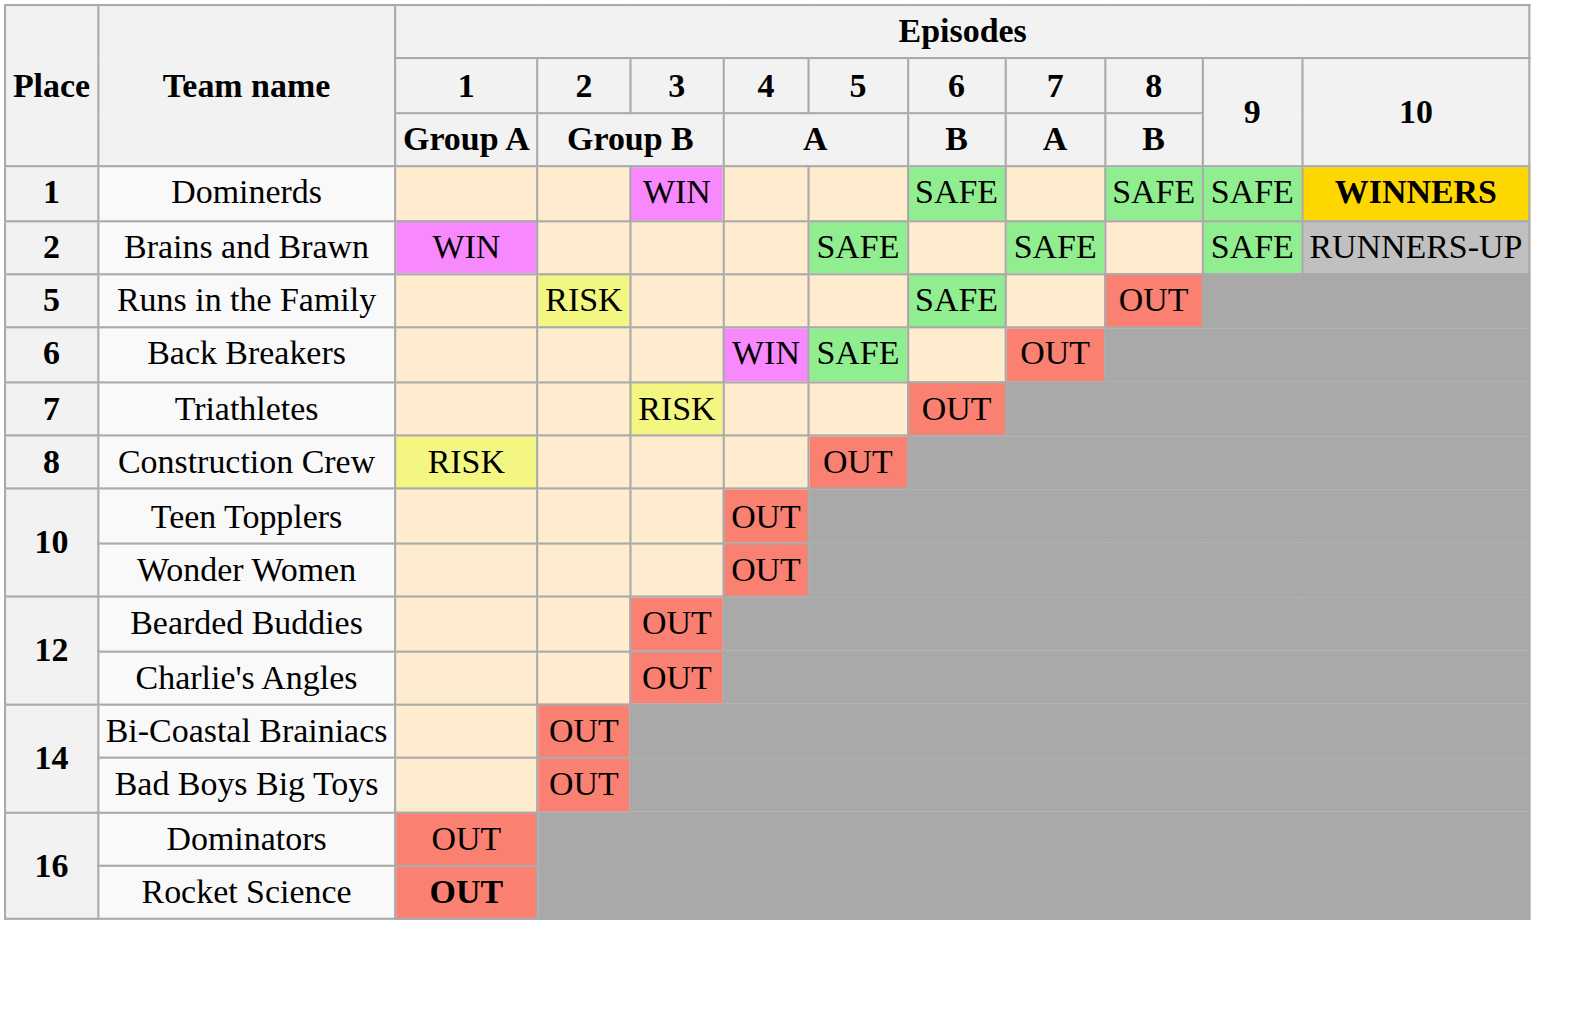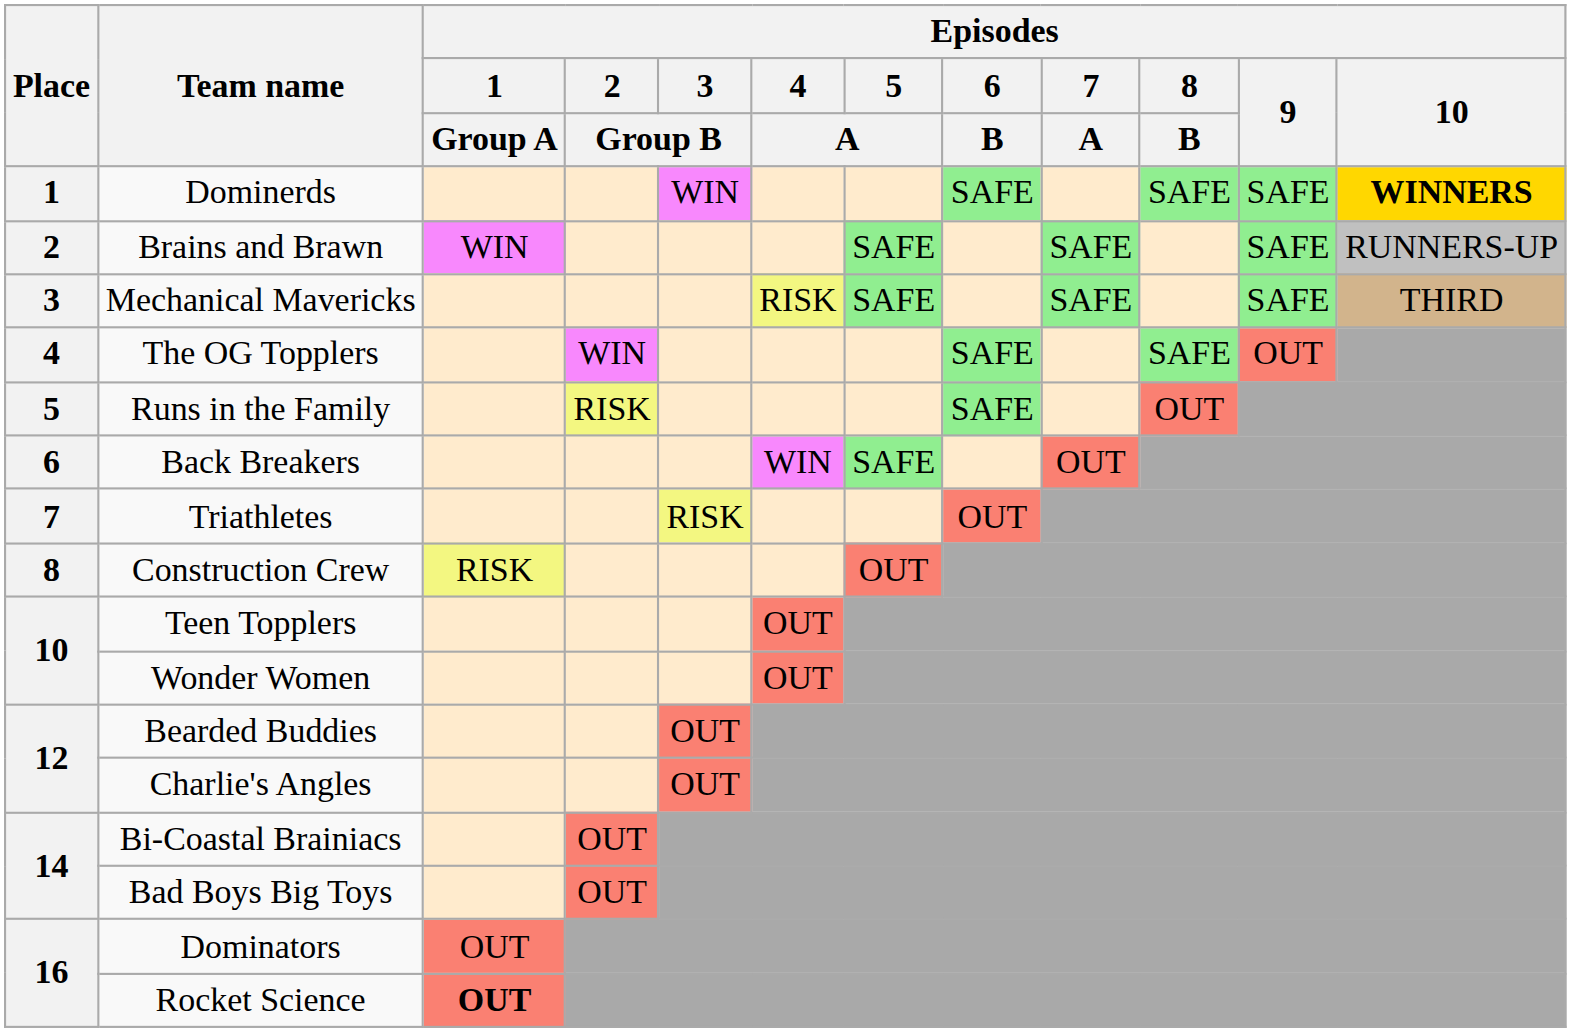+ row: (261, 300)
+ row: (261, 354)
